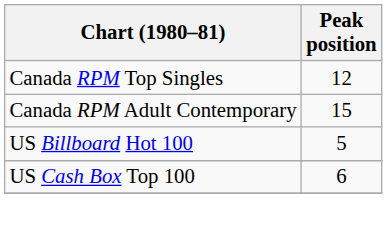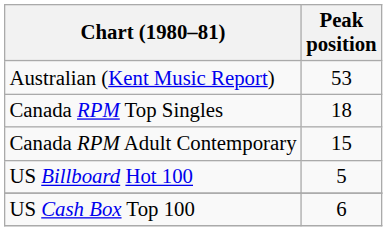+ row: (142, 77)
(341, 77) 12 -> (341, 110) 18
